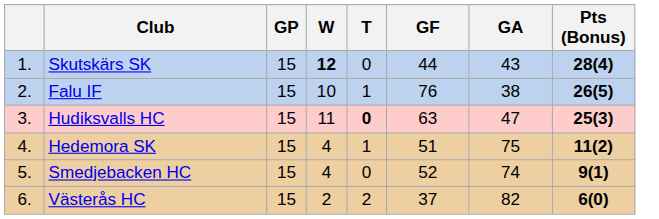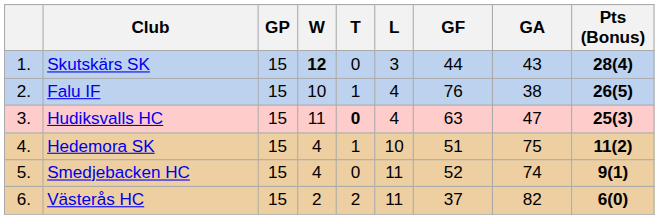+ column: (394, 27)
